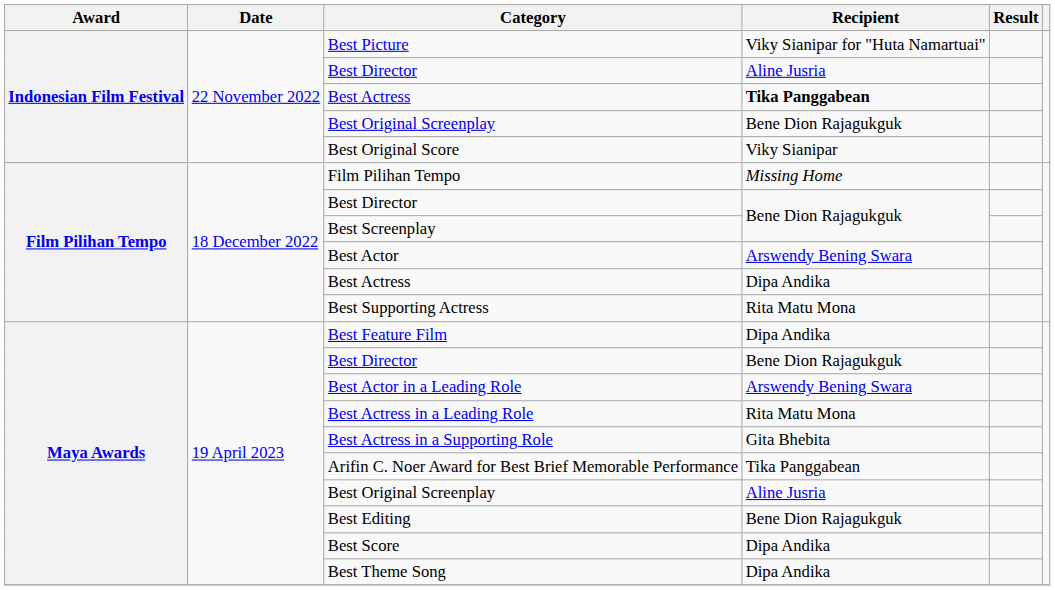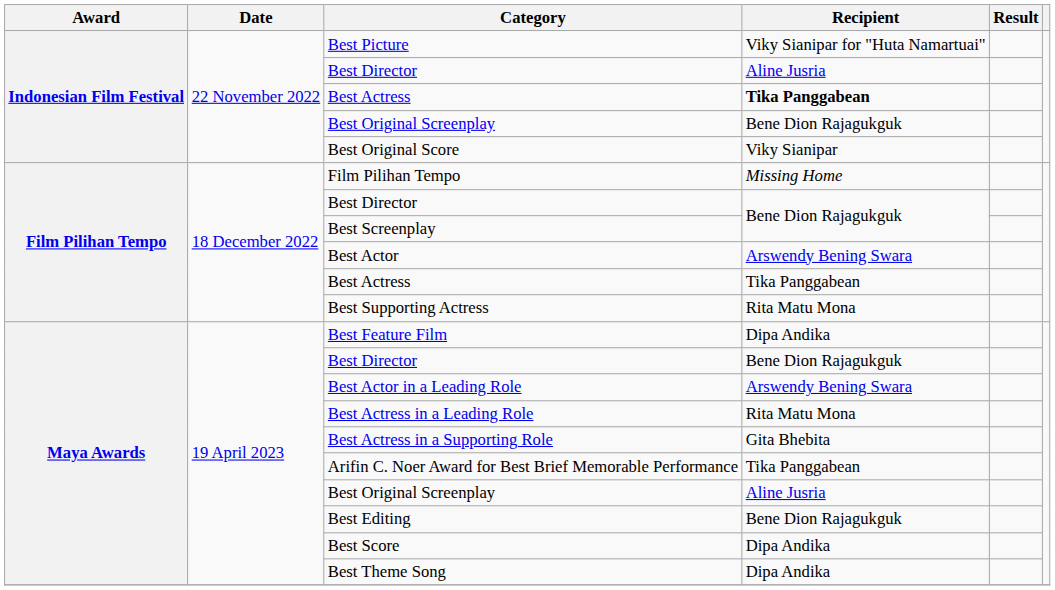(788, 281) Dipa Andika -> (803, 281) Tika Panggabean
